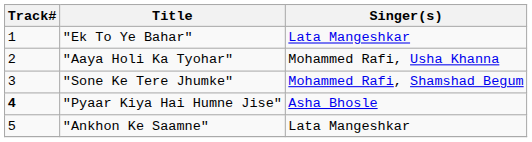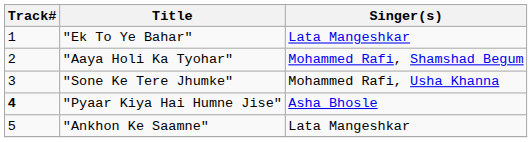(394, 60) Mohammed Rafi, Usha Khanna -> (406, 60) Mohammed Rafi, Shamshad Begum
(406, 82) Mohammed Rafi, Shamshad Begum -> (394, 82) Mohammed Rafi, Usha Khanna
